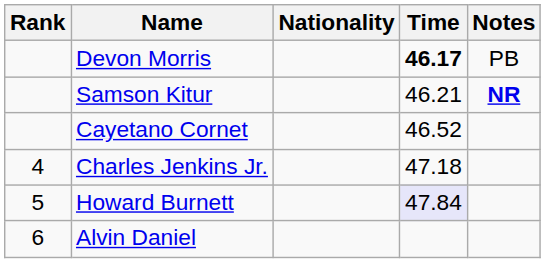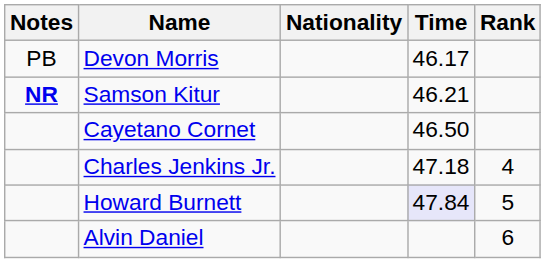columns swapped: (38, 22) <-> (504, 22)
(433, 58) bold -> (441, 58) normal
(433, 130) 46.52 -> (441, 130) 46.50
